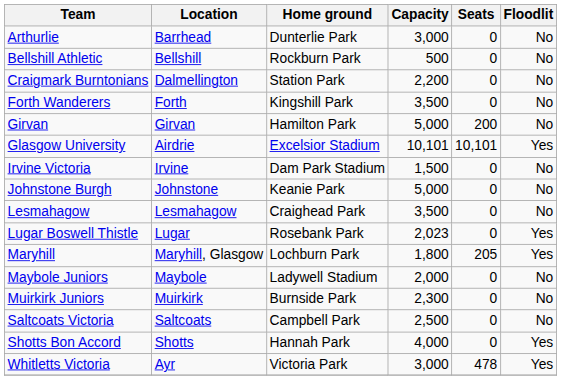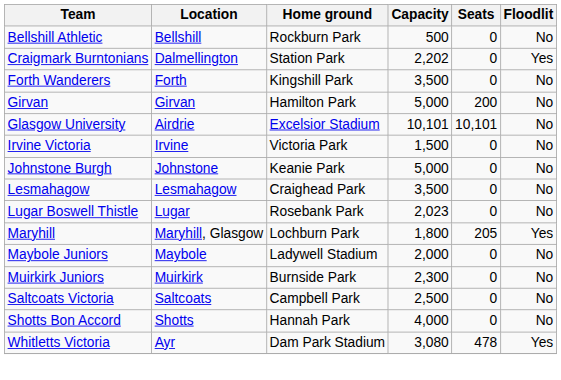- row: (33, 37)
(432, 80) 2,200 -> (432, 59) 2,202
(544, 80) No -> (542, 59) Yes
(542, 146) Yes -> (544, 124) No
(327, 168) Dam Park Stadium -> (308, 146) Victoria Park
(542, 233) Yes -> (544, 211) No
(542, 342) Yes -> (544, 320) No
(308, 364) Victoria Park -> (327, 342) Dam Park Stadium
(432, 364) 3,000 -> (432, 342) 3,080
